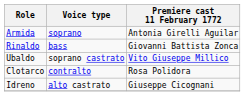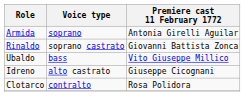(58, 46) bass -> (86, 46) soprano castrato
(86, 59) soprano castrato -> (58, 59) bass
rows swapped: (21, 85) <-> (25, 72)
